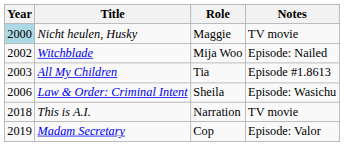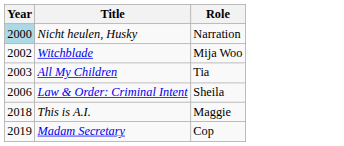- column: (292, 14)
(212, 33) Maggie -> (217, 33) Narration
(217, 111) Narration -> (212, 111) Maggie
